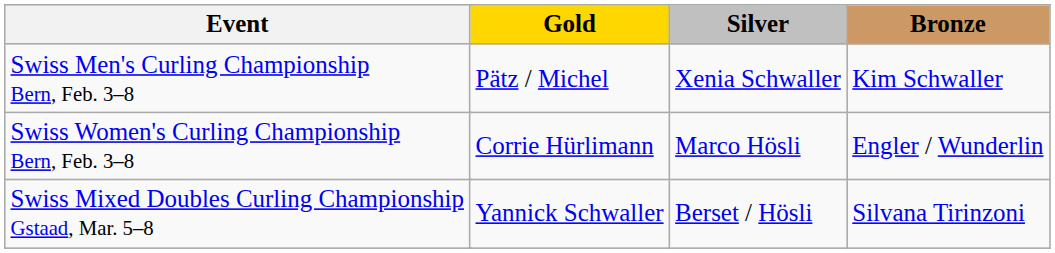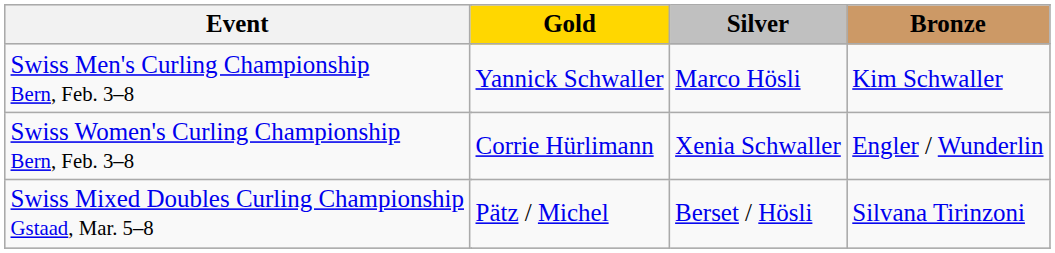(542, 77) Pätz / Michel -> (570, 77) Yannick Schwaller
(758, 77) Xenia Schwaller -> (738, 77) Marco Hösli
(738, 145) Marco Hösli -> (758, 145) Xenia Schwaller
(570, 213) Yannick Schwaller -> (542, 213) Pätz / Michel
